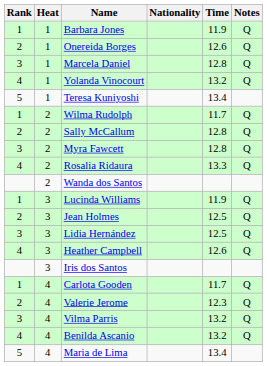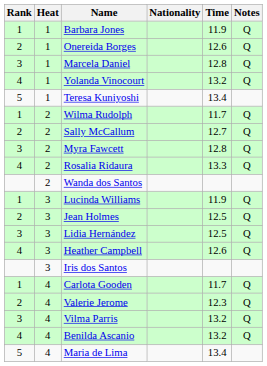(217, 132) 12.8 -> (217, 132) 12.7
